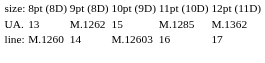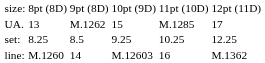(229, 24) M.1362 -> (217, 24) 17
+ row: (12, 39)
(217, 39) 17 -> (229, 55) M.1362
